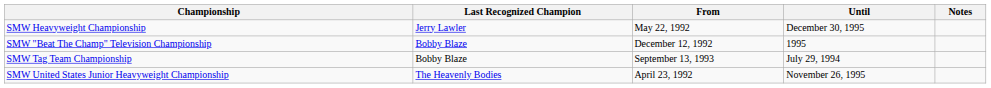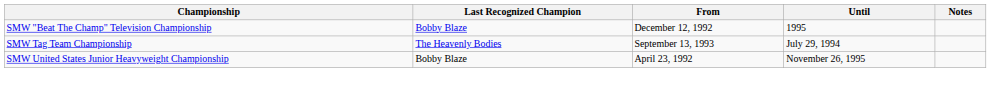- row: (76, 28)
(441, 59) Bobby Blaze -> (458, 43) The Heavenly Bodies
(458, 75) The Heavenly Bodies -> (441, 59) Bobby Blaze
